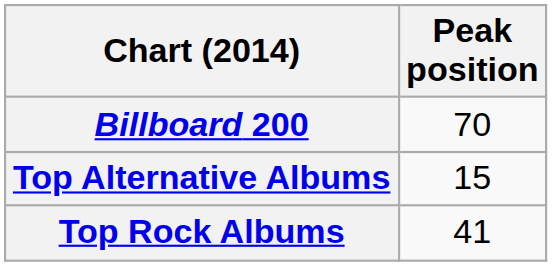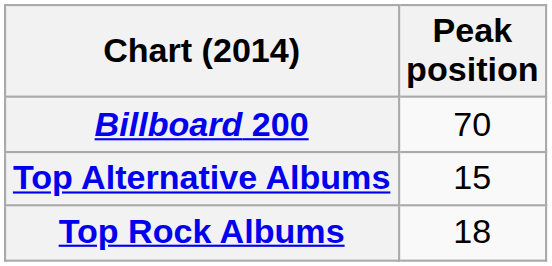(472, 232) 41 -> (472, 232) 18
